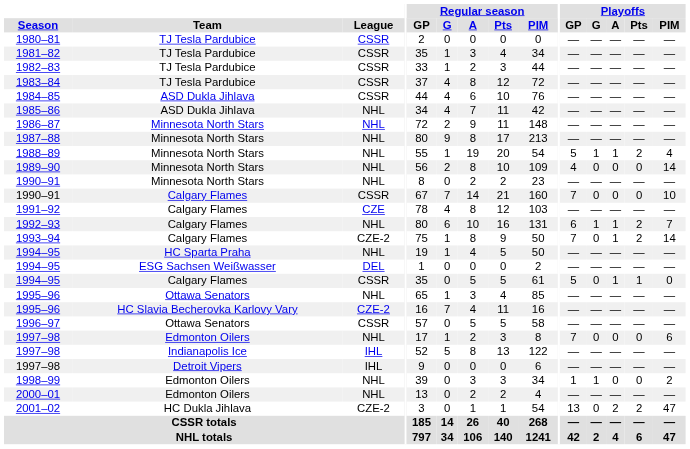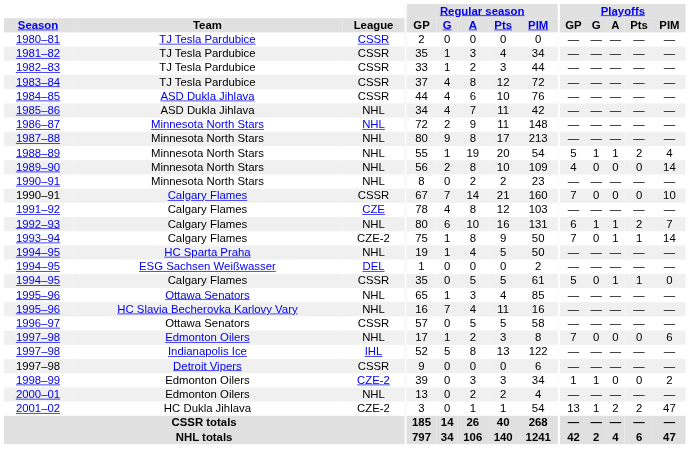(639, 238) 2 -> (639, 238) 1
(374, 309) CZE-2 -> (374, 309) NHL
(374, 366) IHL -> (374, 366) CSSR
(374, 380) NHL -> (374, 380) CZE-2
(596, 408) 0 -> (596, 408) 1
